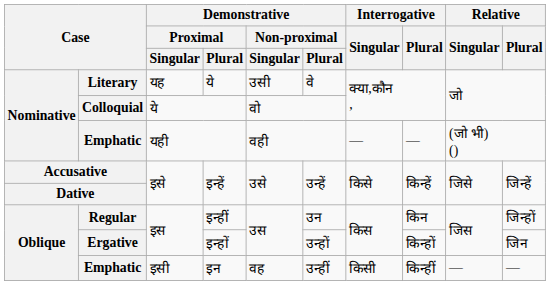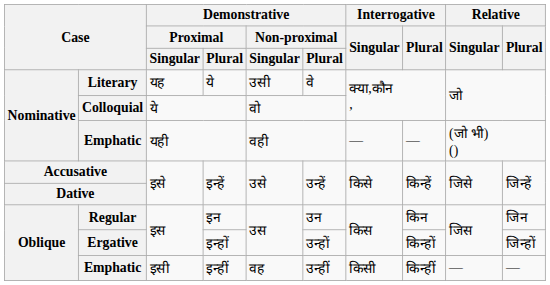(217, 218) इन्हीं -> (214, 218) इन
(520, 218) जिन्हों -> (517, 218) जिन
(517, 243) जिन -> (520, 243) जिन्हों
(214, 268) इन -> (217, 268) इन्हीं
